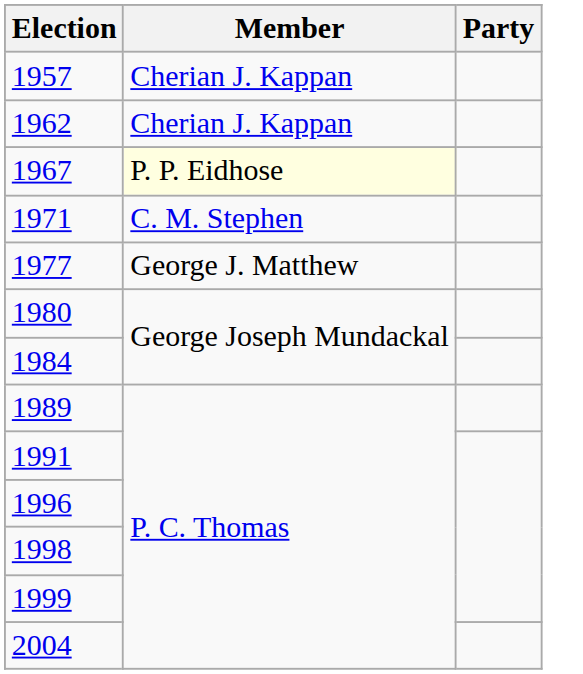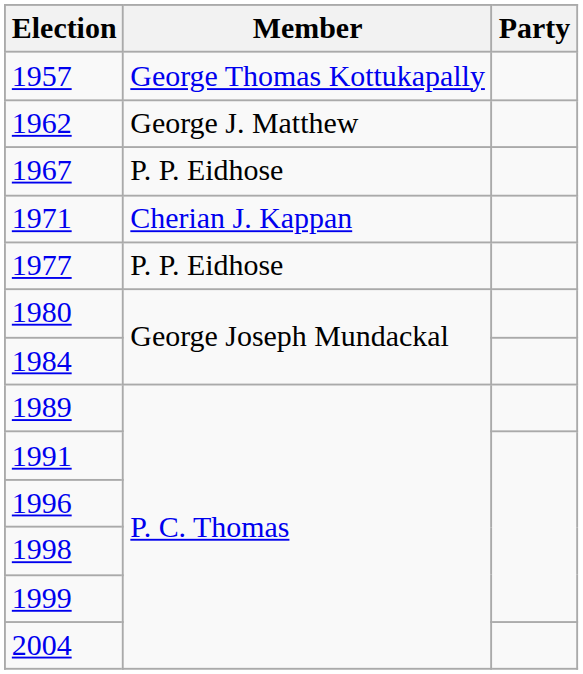(241, 75) Cherian J. Kappan -> (308, 75) George Thomas Kottukapally
(241, 123) Cherian J. Kappan -> (244, 123) George J. Matthew
(207, 170) lightyellow background -> (207, 170) no background
(217, 218) C. M. Stephen -> (241, 218) Cherian J. Kappan
(244, 265) George J. Matthew -> (207, 265) P. P. Eidhose
